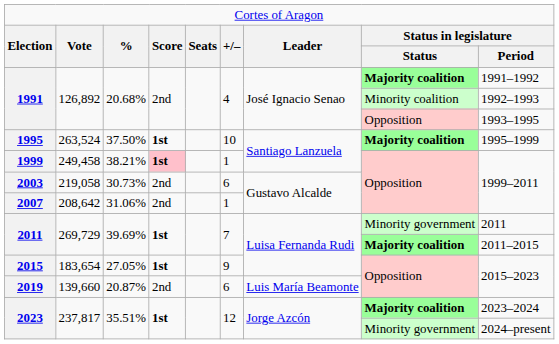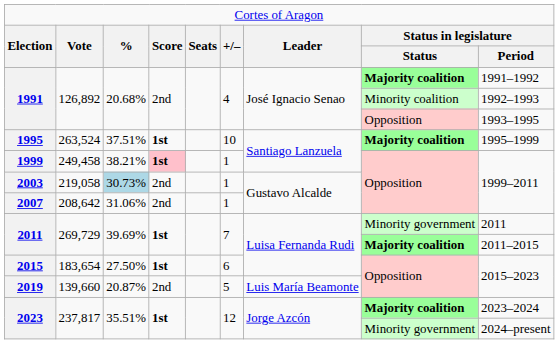(126, 139) 37.50% -> (126, 139) 37.51%
(126, 181) no background -> (126, 181) lightblue background
(226, 181) 6 -> (226, 181) 1
(126, 265) 27.05% -> (126, 265) 27.50%
(226, 265) 9 -> (226, 265) 6
(226, 286) 6 -> (226, 286) 5
